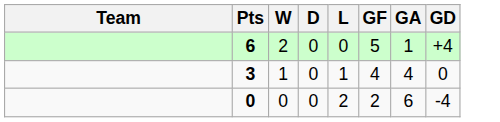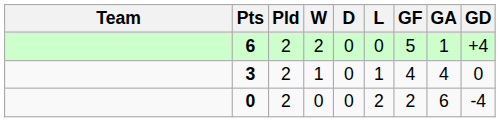+ column: (286, 18)
